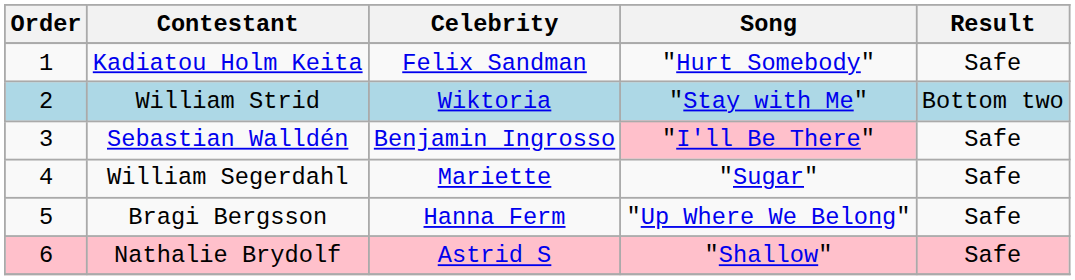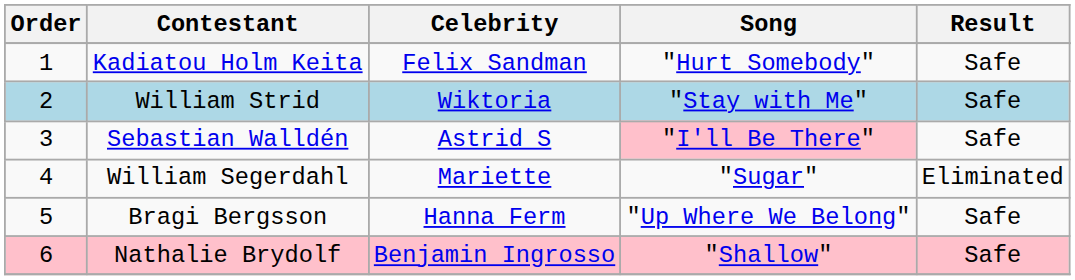(993, 101) Bottom two -> (993, 101) Safe
(495, 140) Benjamin Ingrosso -> (495, 140) Astrid S
(993, 178) Safe -> (993, 178) Eliminated
(495, 256) Astrid S -> (495, 256) Benjamin Ingrosso
